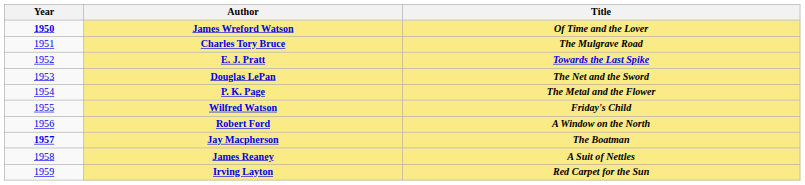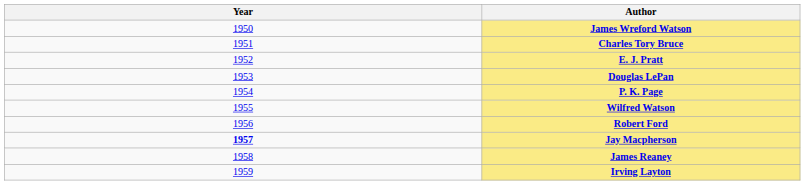- column: (601, 12)
(44, 28) bold -> (243, 28) normal
